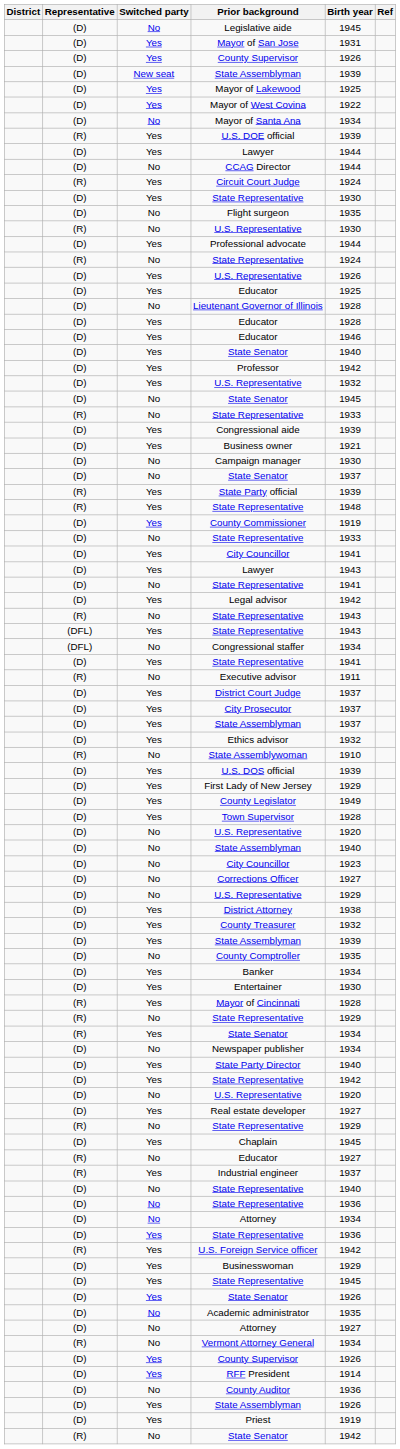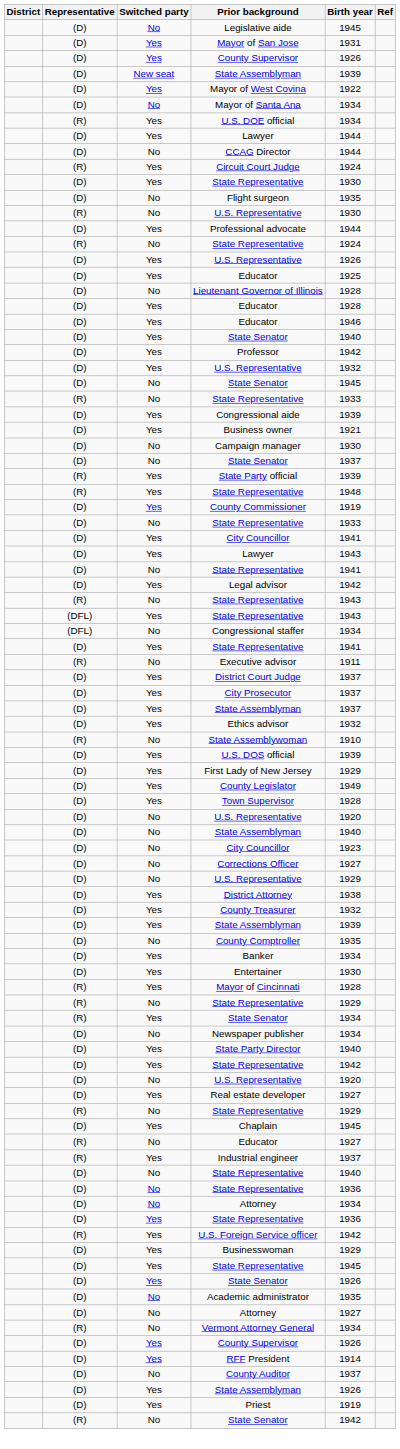- row: (154, 89)
(350, 136) 1939 -> (350, 120) 1934
(350, 1389) 1936 -> (350, 1374) 1937
